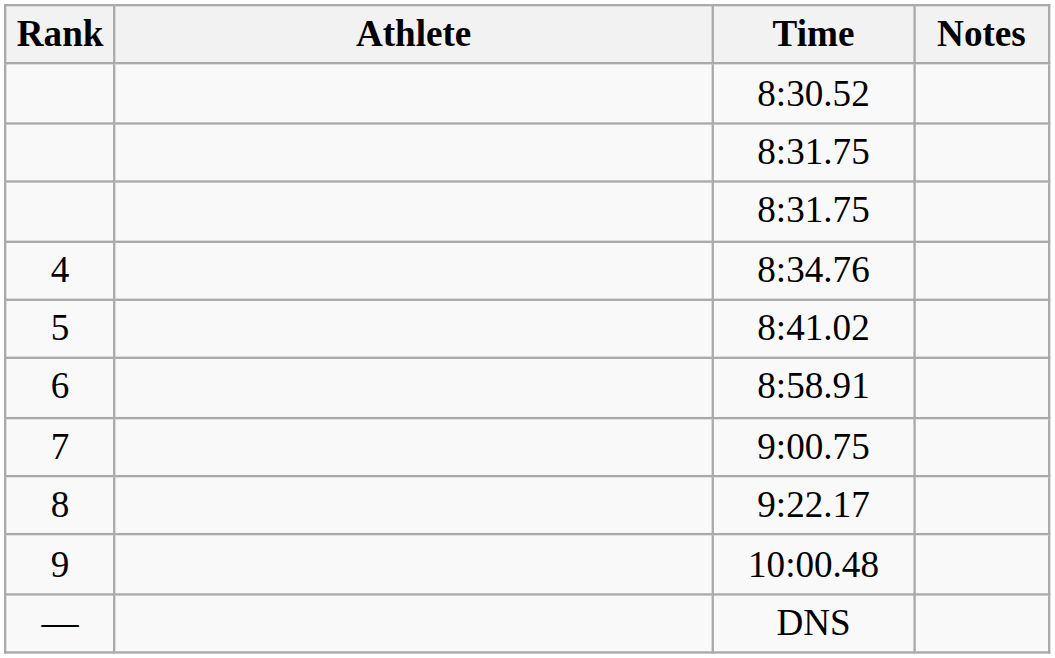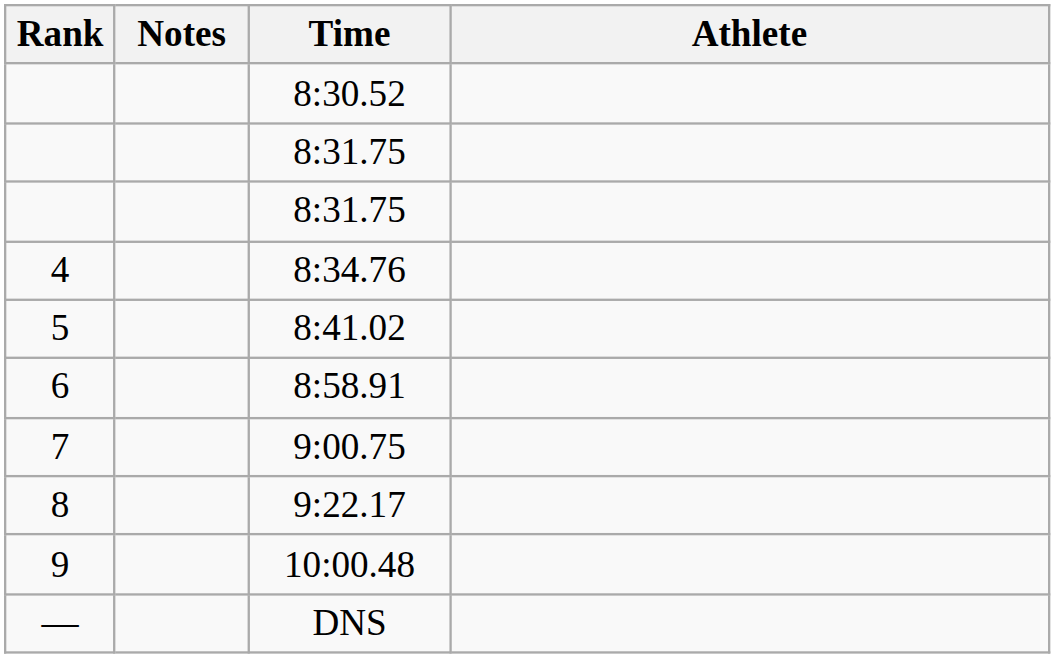columns swapped: (414, 33) <-> (981, 33)
